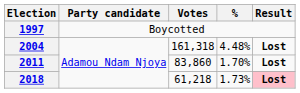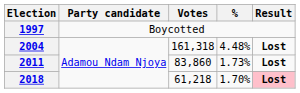(235, 63) 1.70% -> (235, 63) 1.73%
(235, 80) 1.73% -> (235, 80) 1.70%
